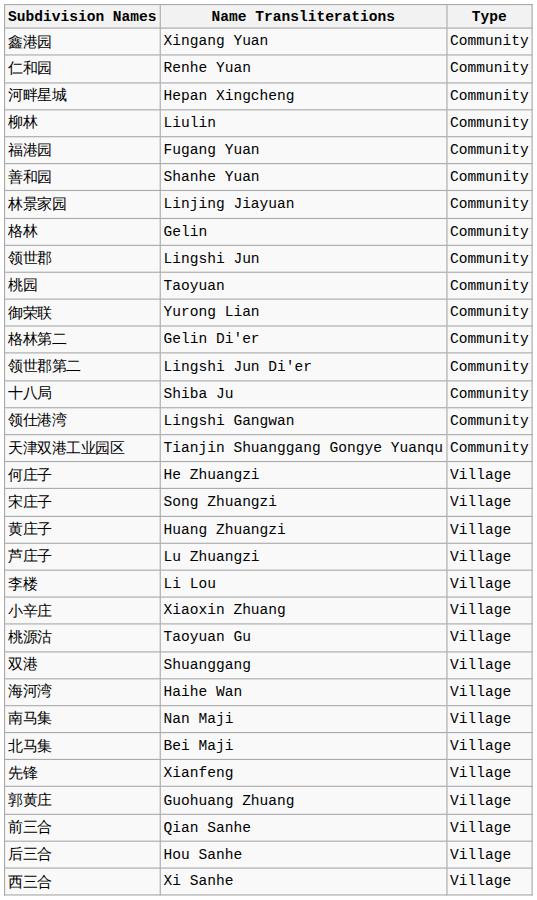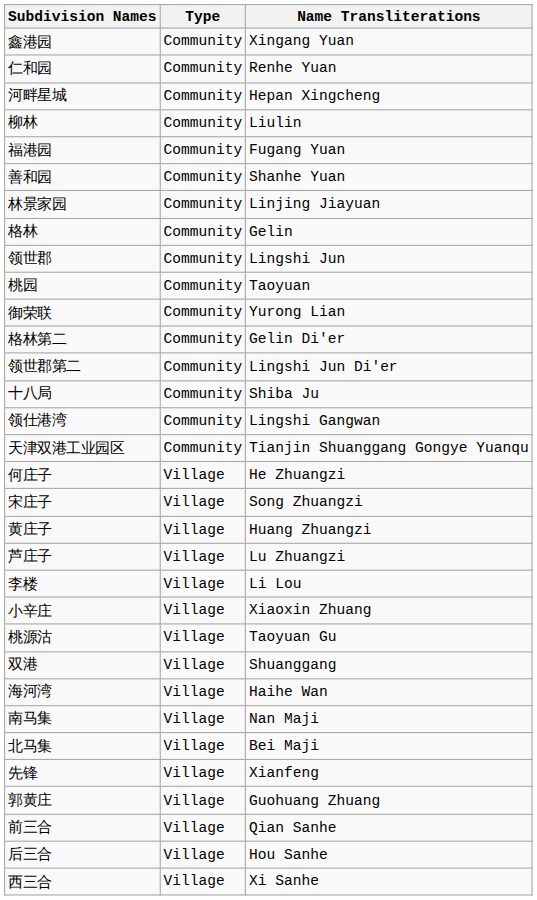columns swapped: (303, 16) <-> (489, 16)
